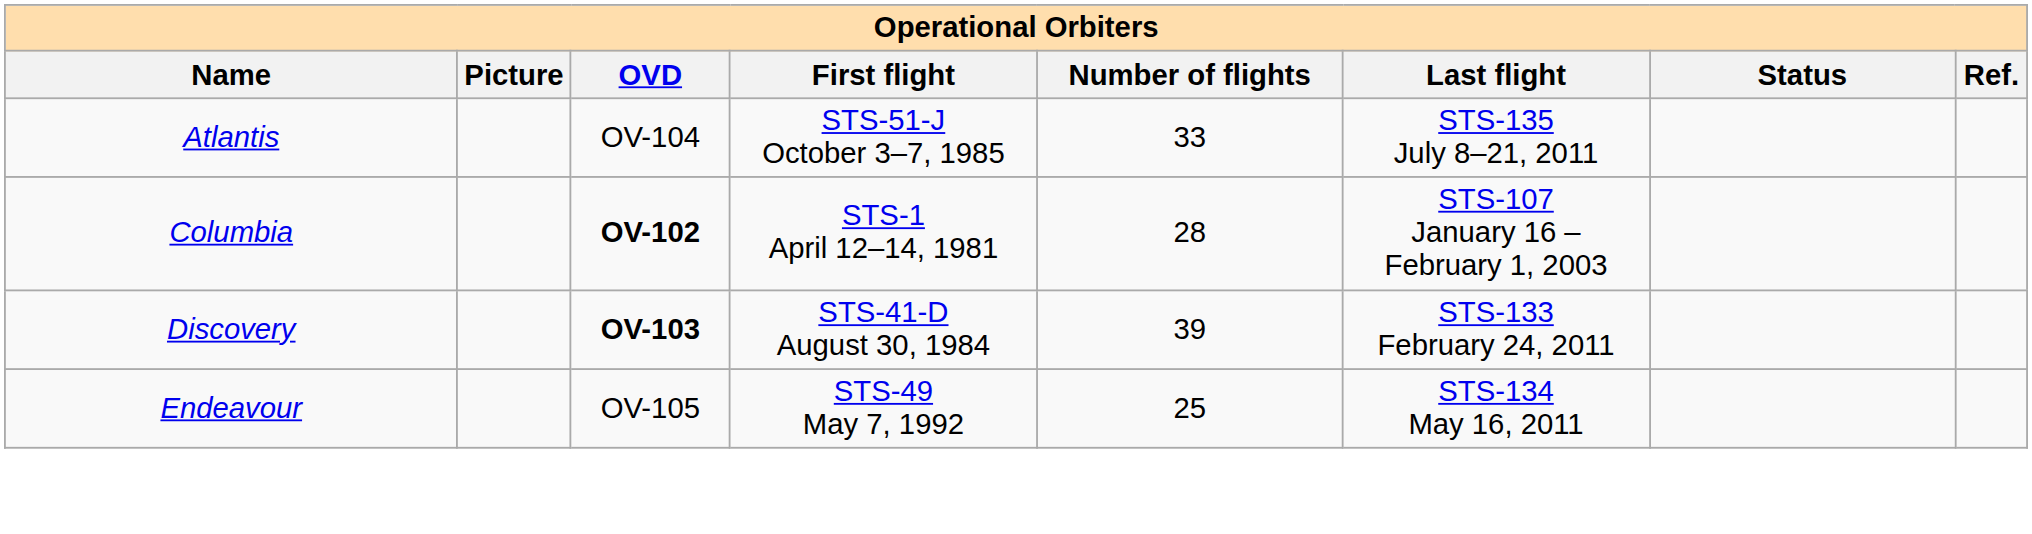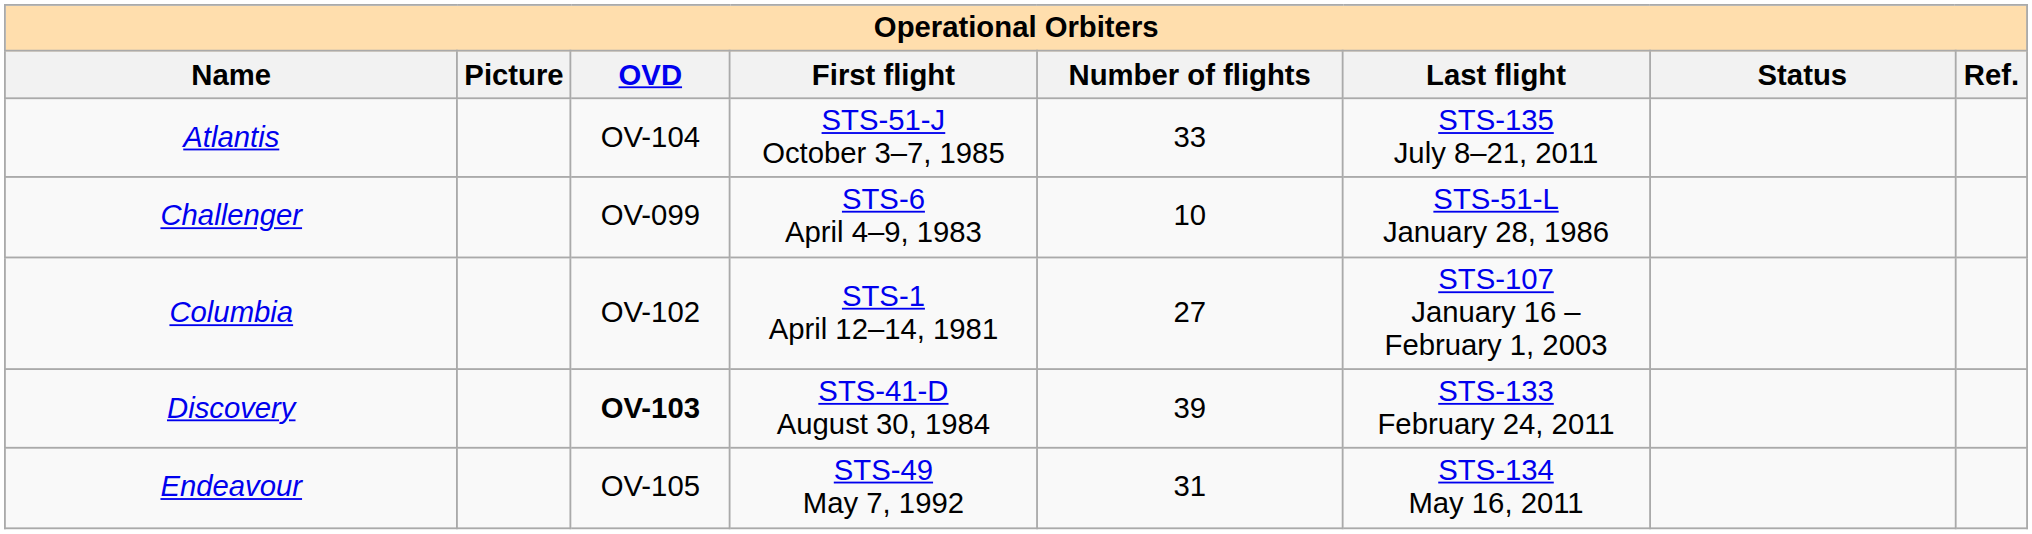+ row: (231, 216)
(650, 232) bold -> (650, 312) normal
(1190, 232) 28 -> (1190, 312) 27
(1190, 408) 25 -> (1190, 487) 31
